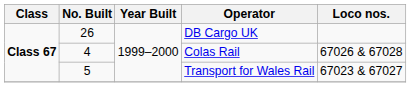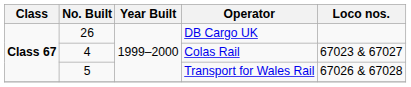(361, 52) 67026 & 67028 -> (361, 52) 67023 & 67027
(361, 71) 67023 & 67027 -> (361, 71) 67026 & 67028
